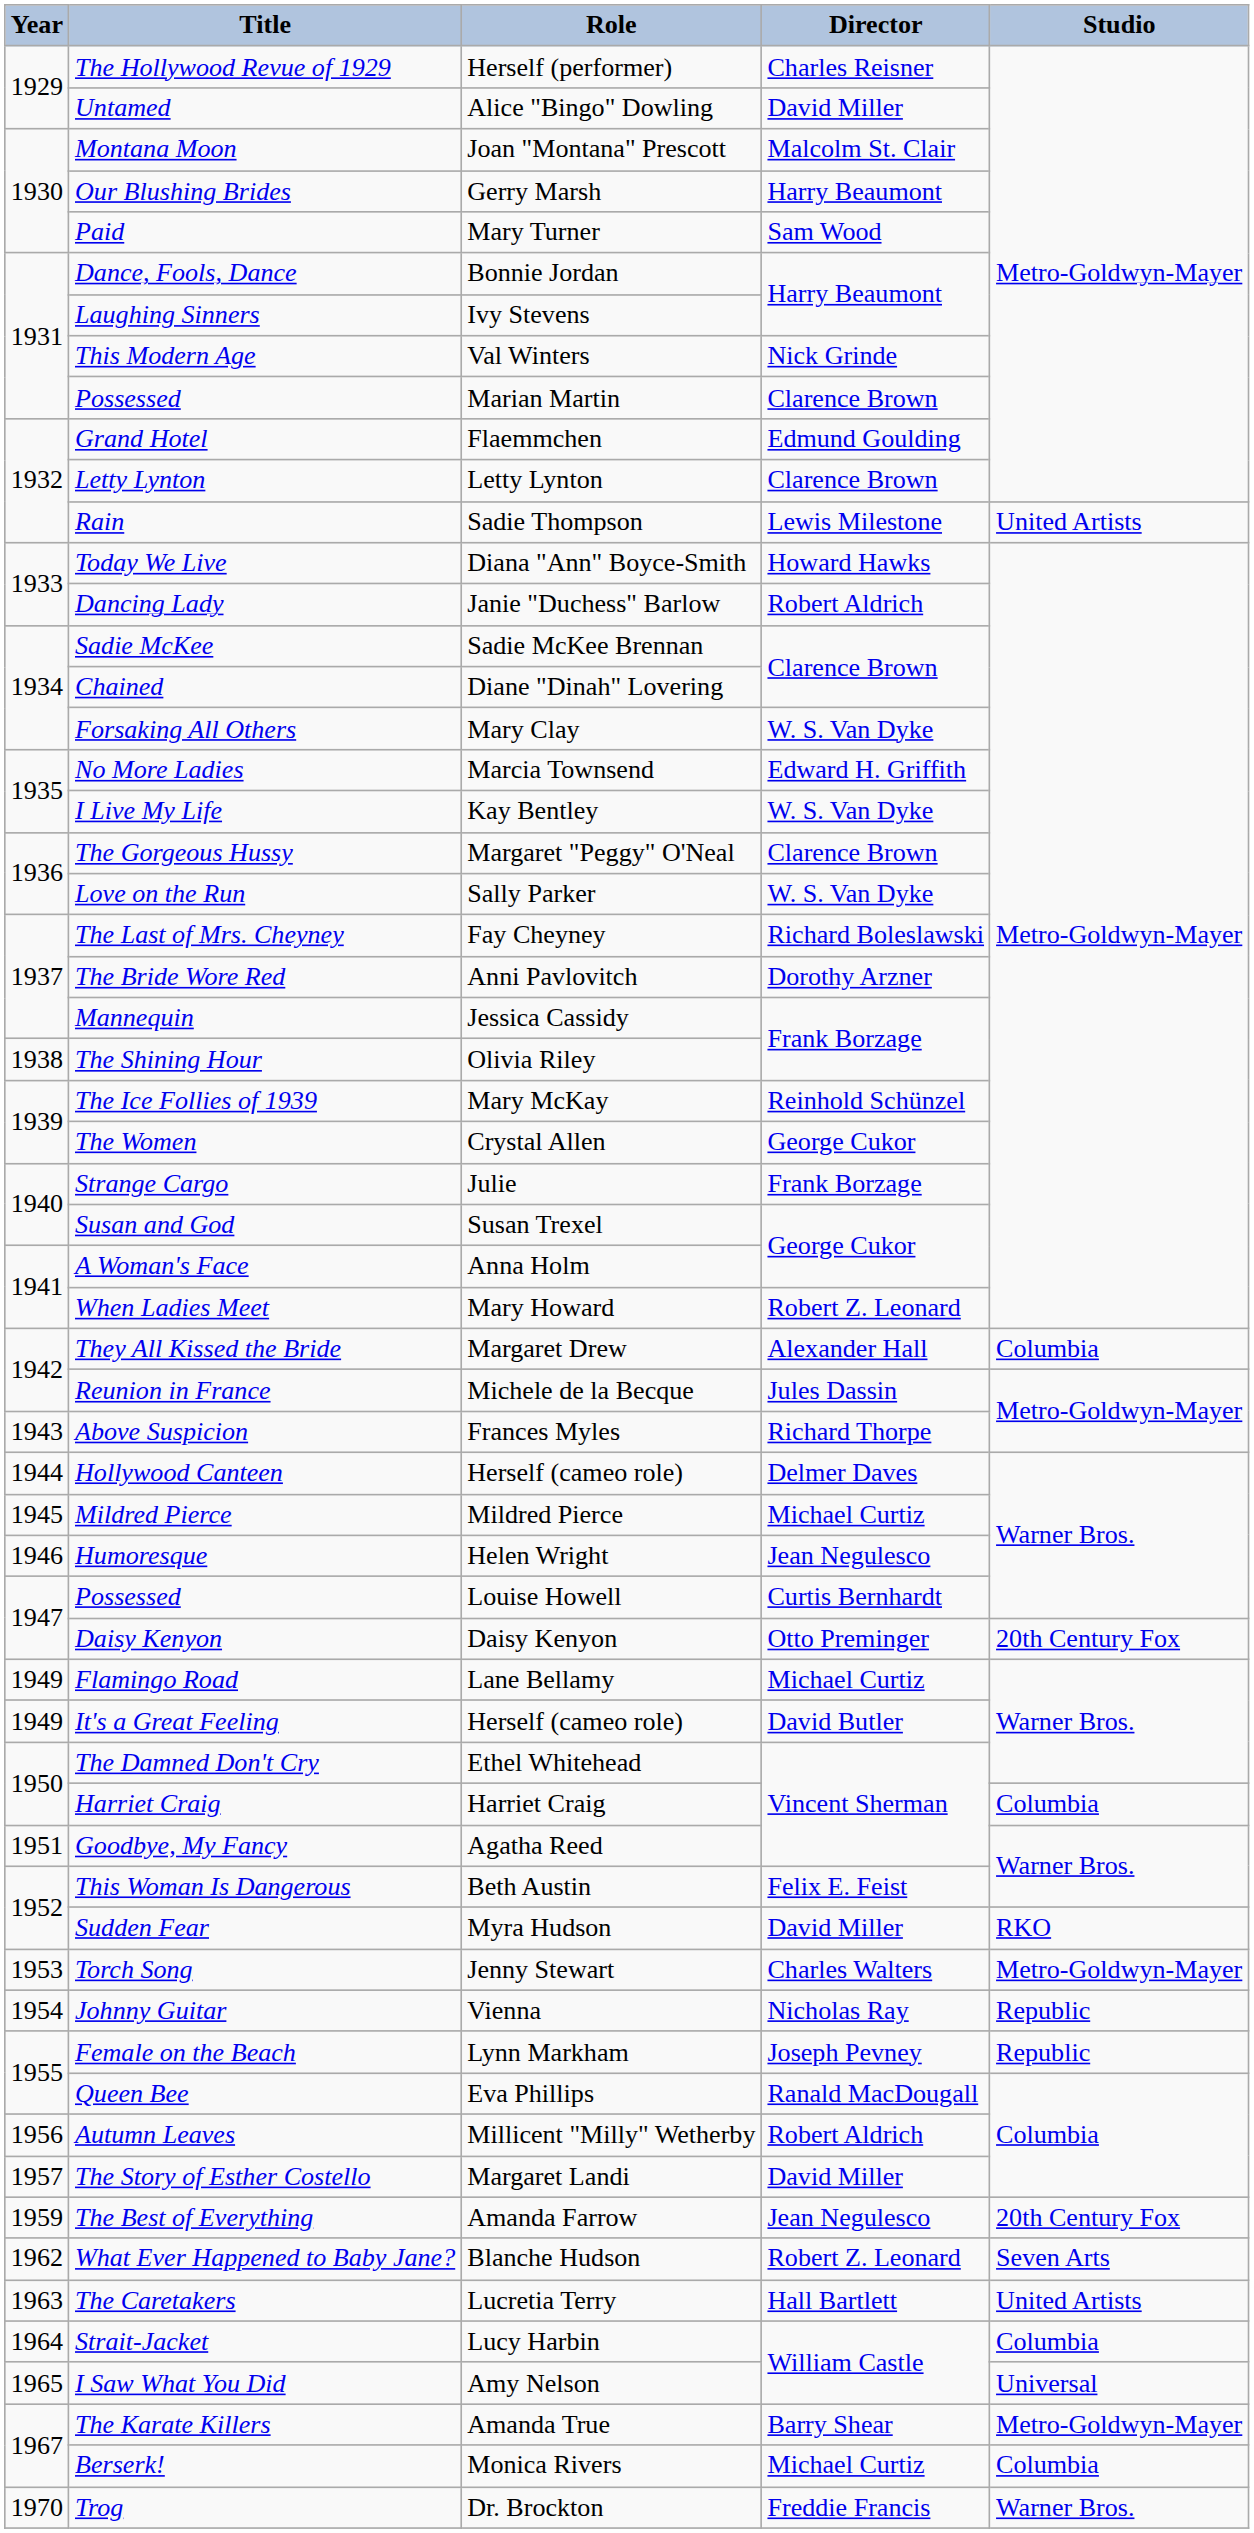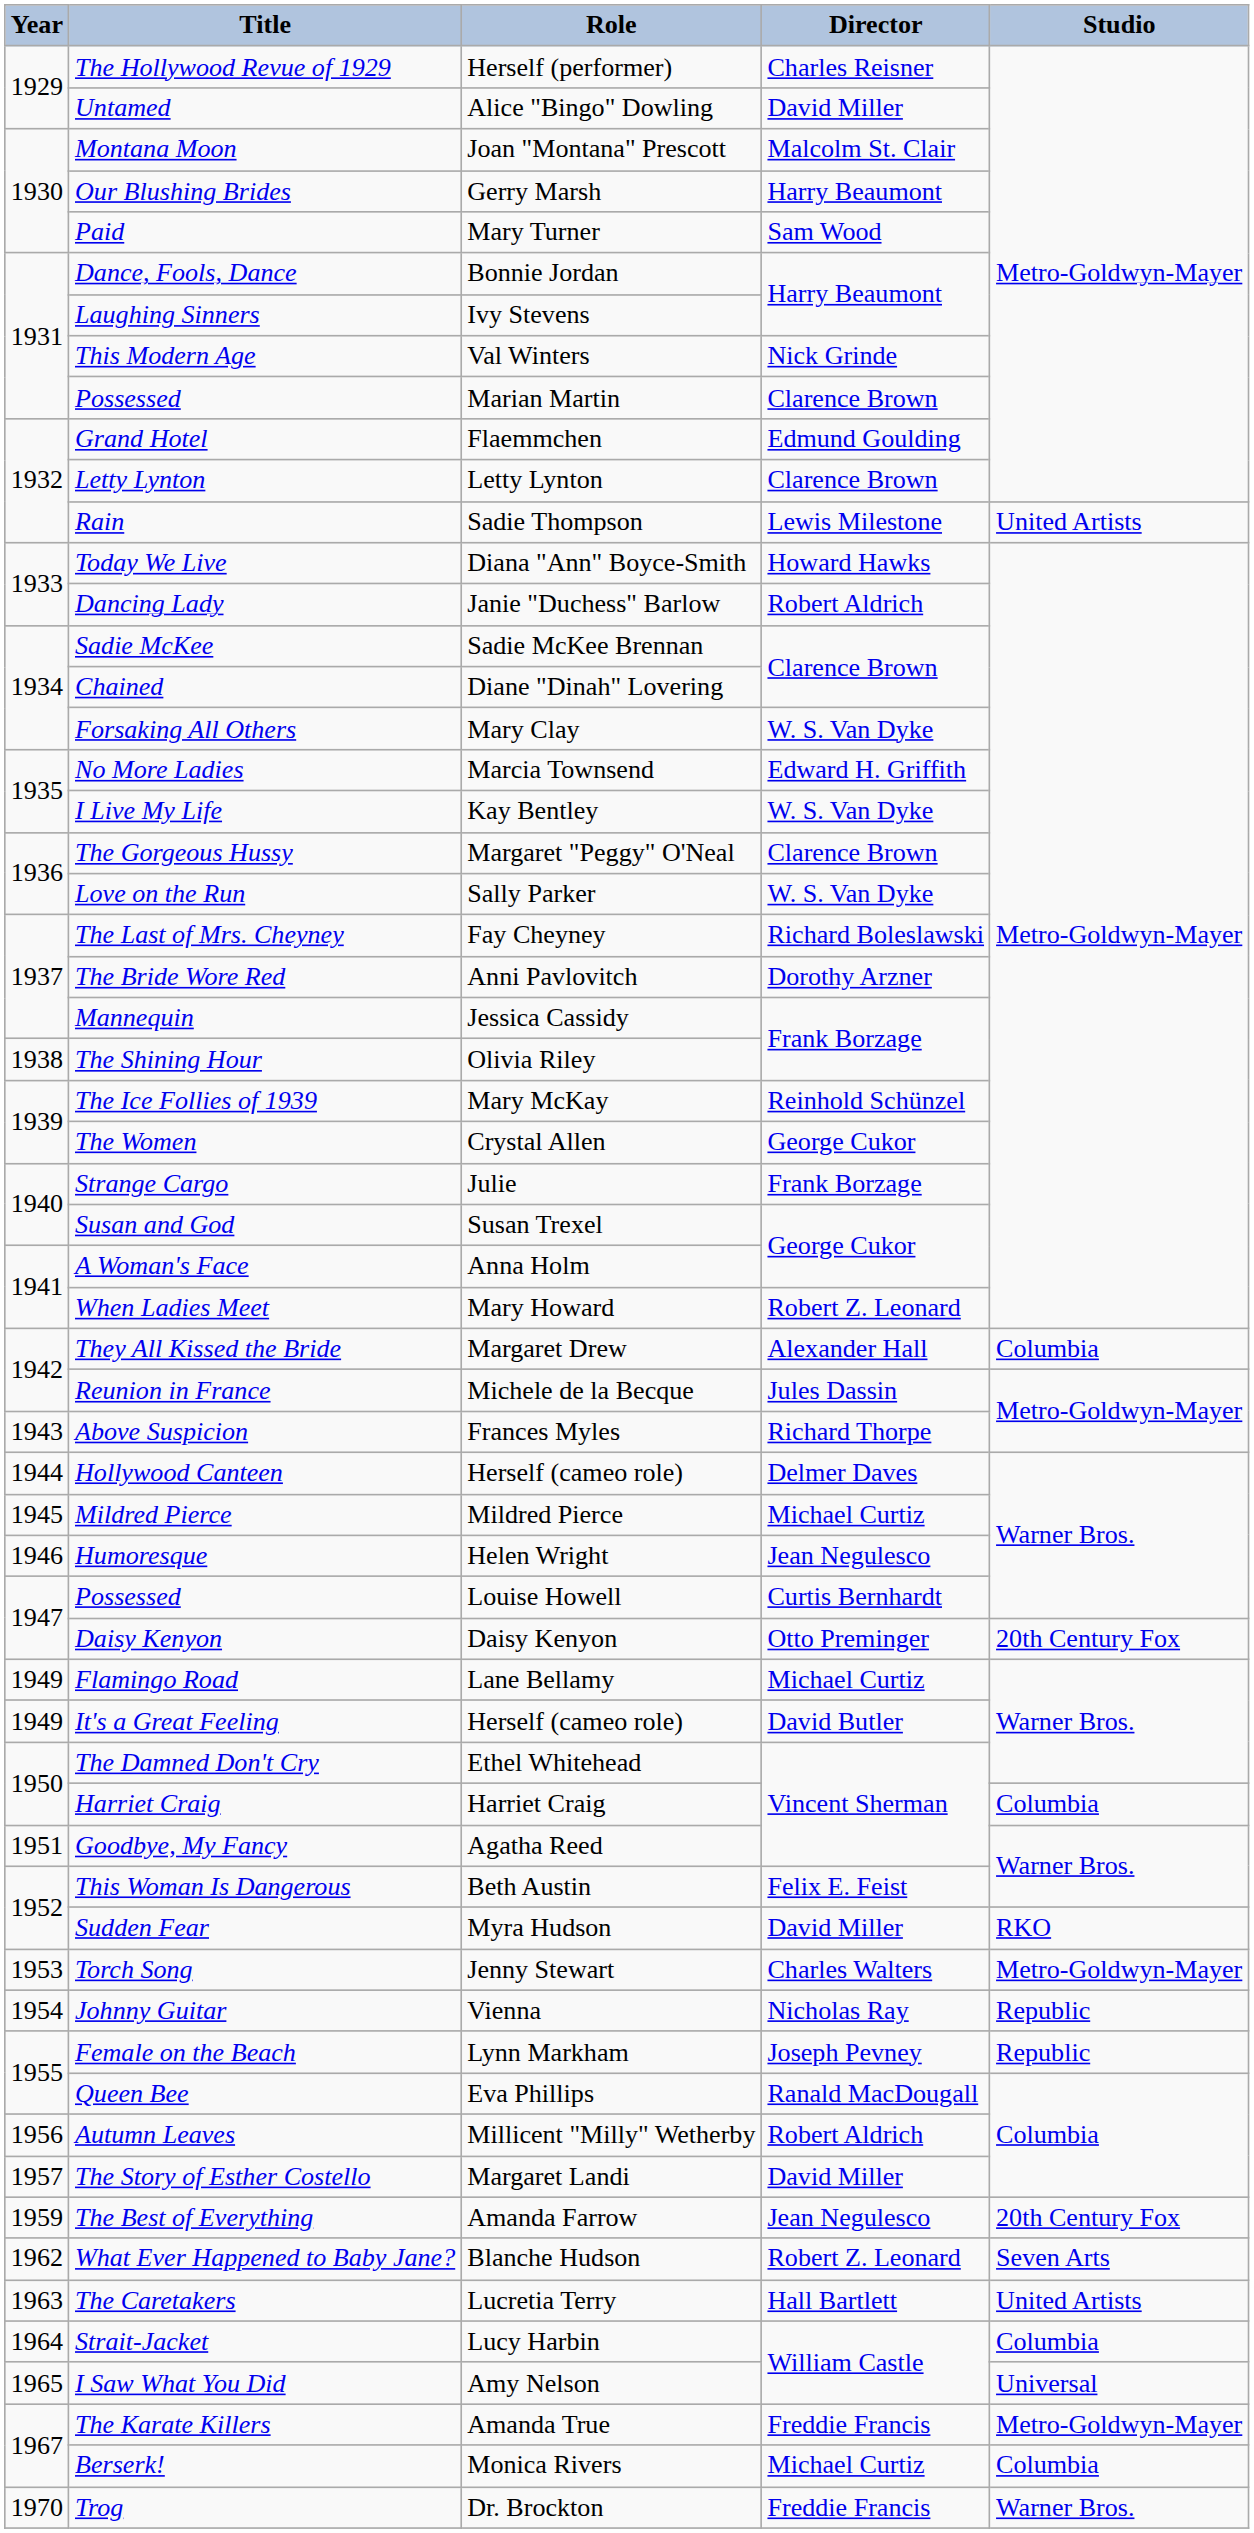(830, 2424) Barry Shear -> (849, 2424) Freddie Francis
